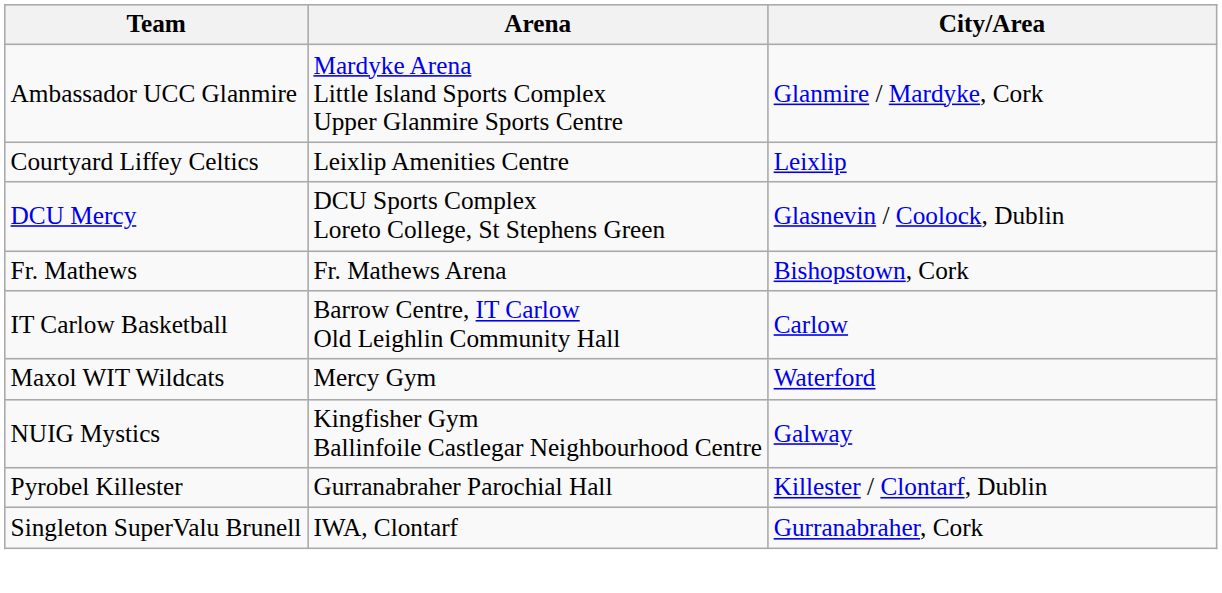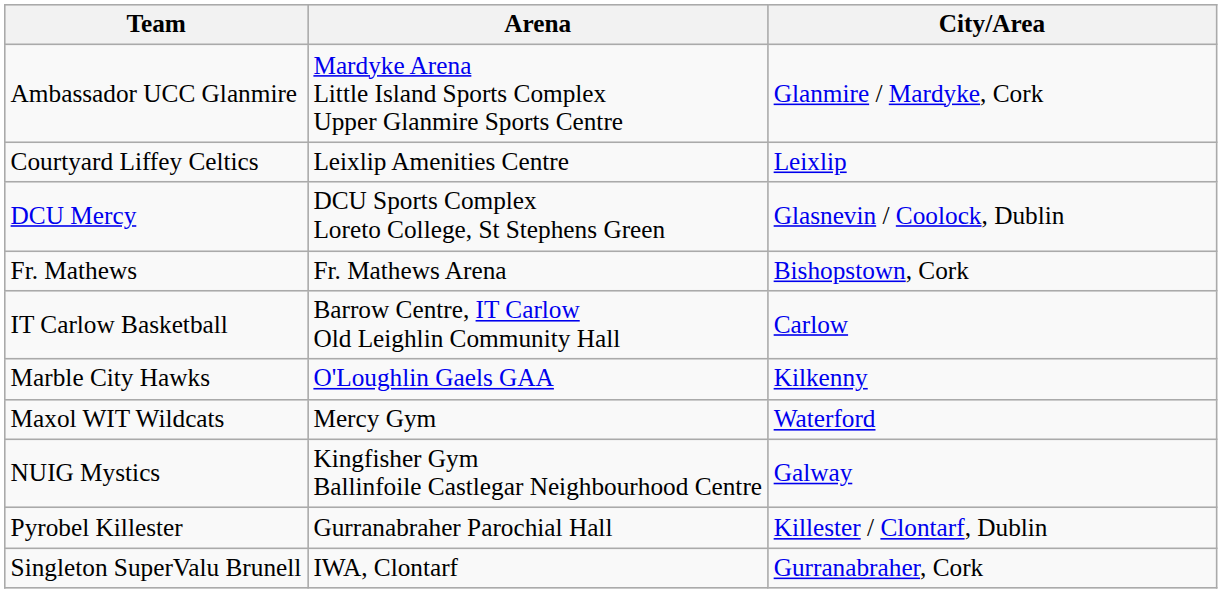+ row: (110, 378)
